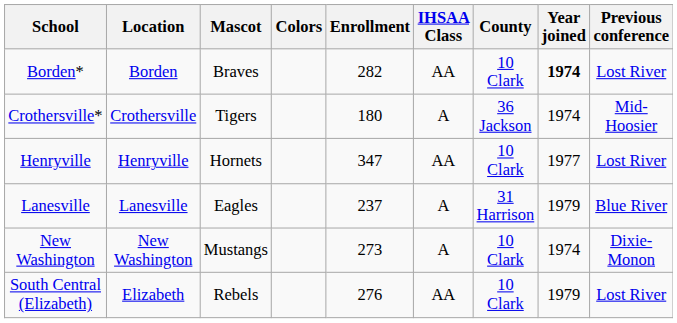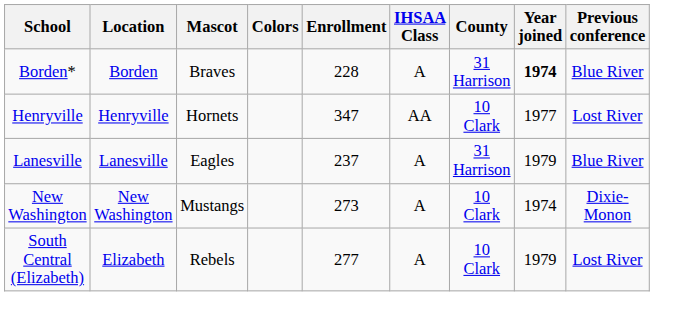(370, 71) 282 -> (346, 71) 228
(443, 71) AA -> (420, 71) A
(505, 71) 10 Clark -> (482, 71) 31 Harrison
(631, 71) Lost River -> (608, 71) Blue River
- row: (55, 116)
(370, 294) 276 -> (346, 259) 277
(443, 294) AA -> (420, 259) A
